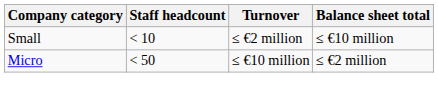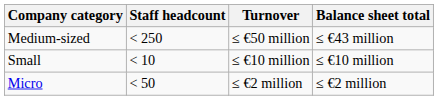+ row: (49, 38)
(267, 38) ≤ €2 million -> (271, 60) ≤ €10 million
(271, 60) ≤ €10 million -> (267, 83) ≤ €2 million
